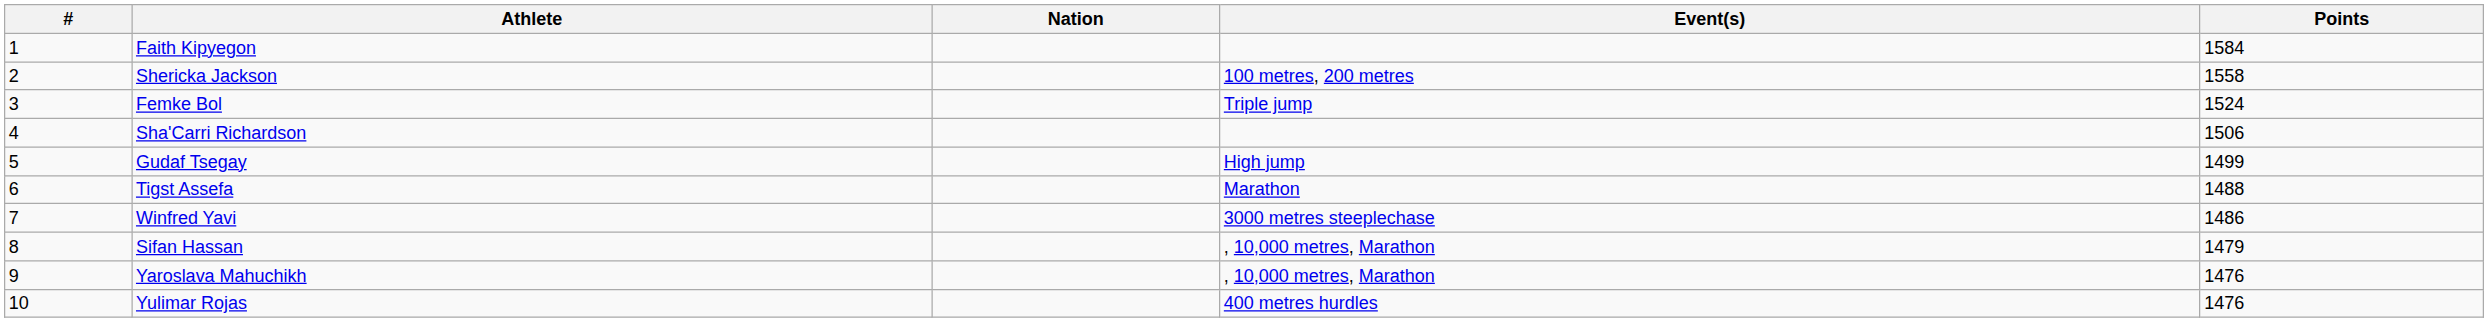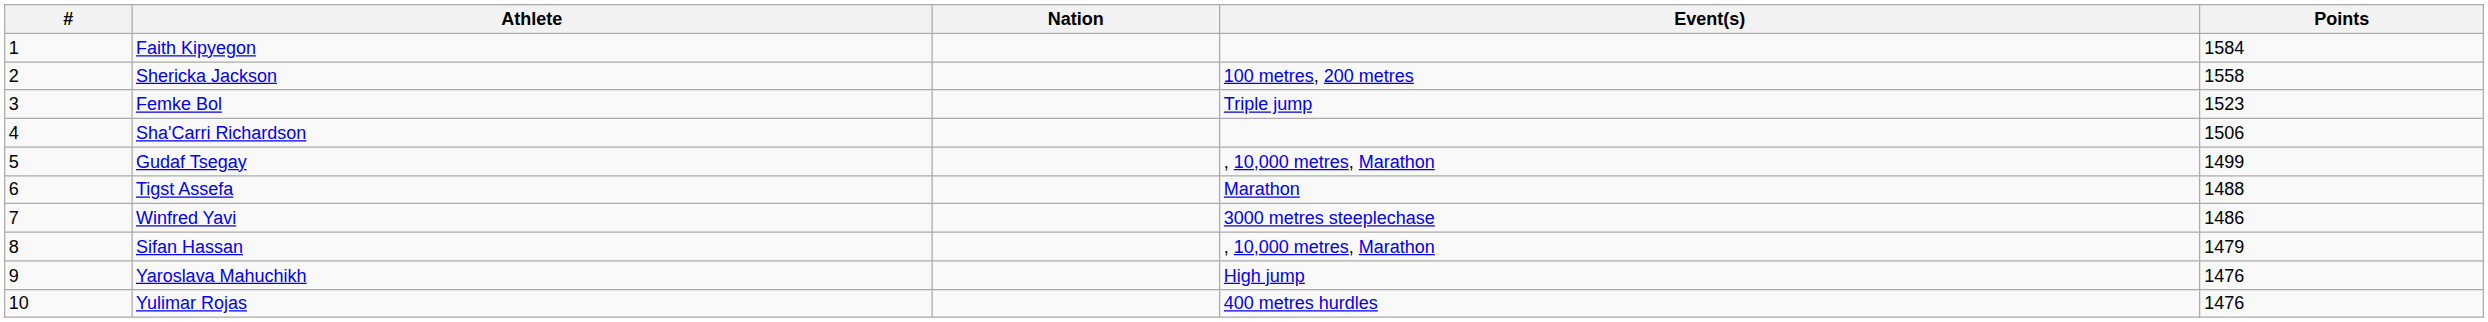(2224, 105) 1524 -> (2224, 105) 1523
(1264, 161) High jump -> (1329, 161) , 10,000 metres, Marathon
(1329, 275) , 10,000 metres, Marathon -> (1264, 275) High jump
